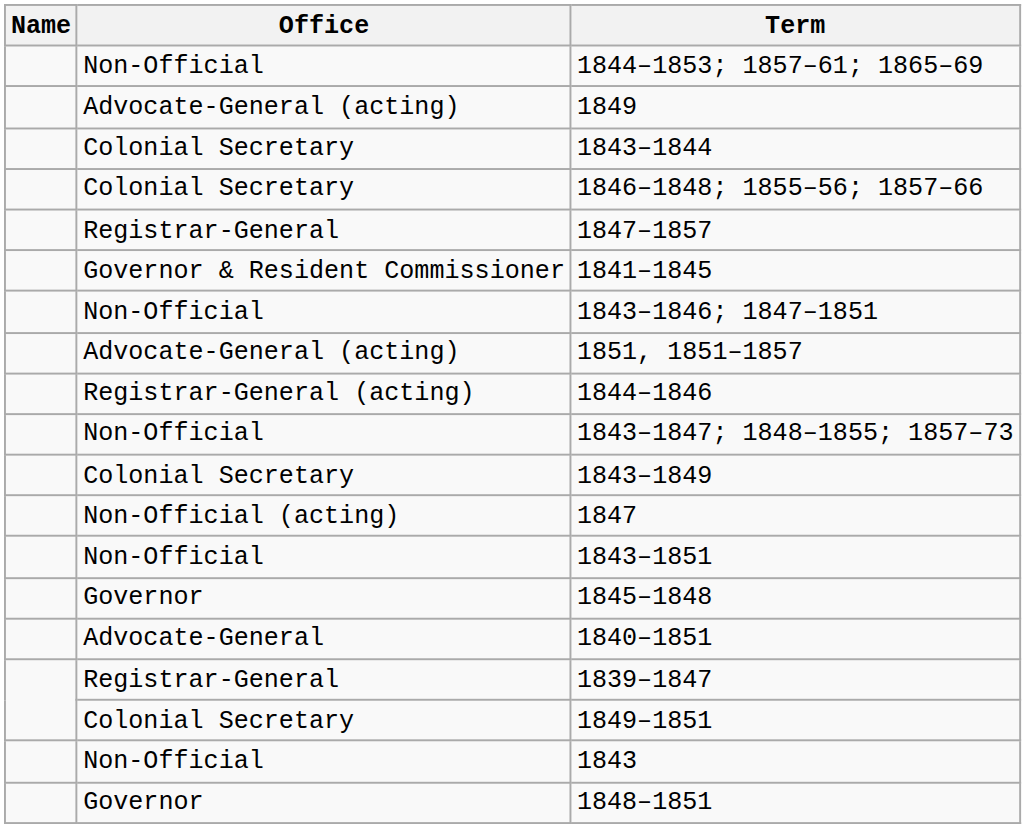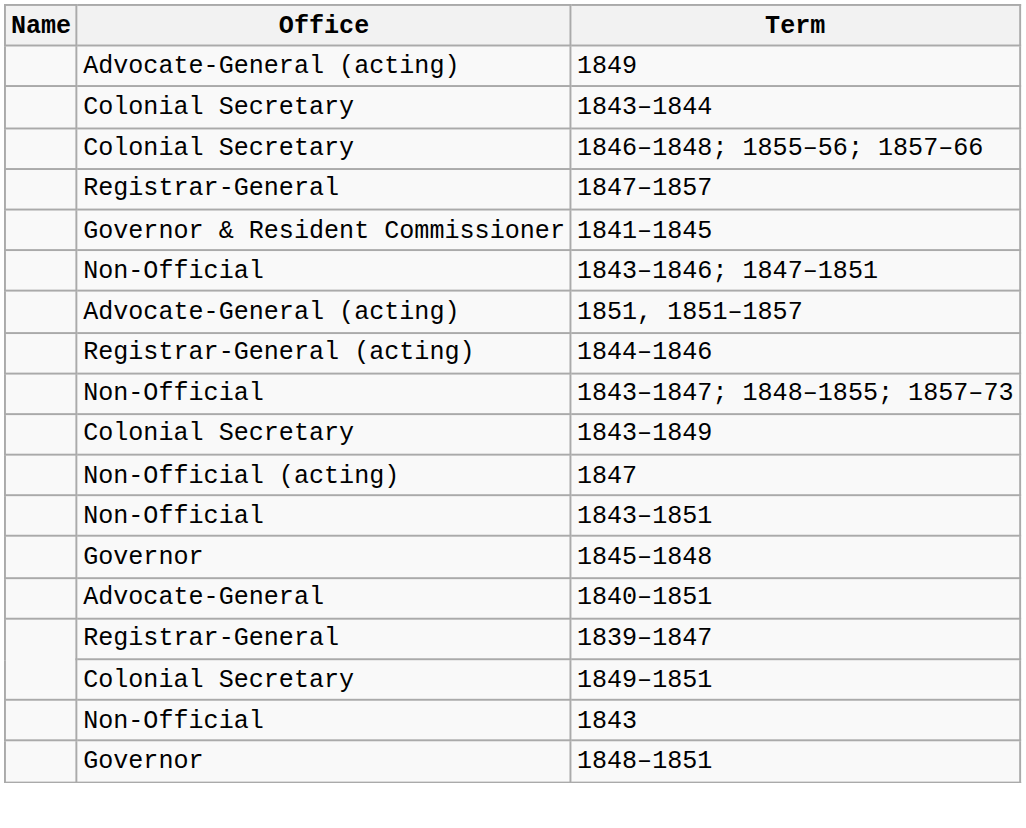- row: (780, 66)
